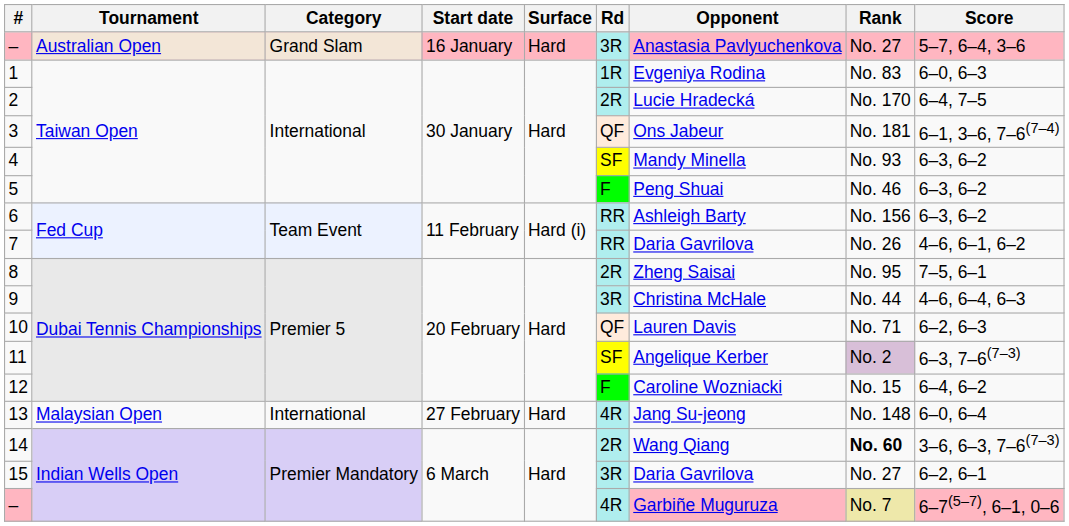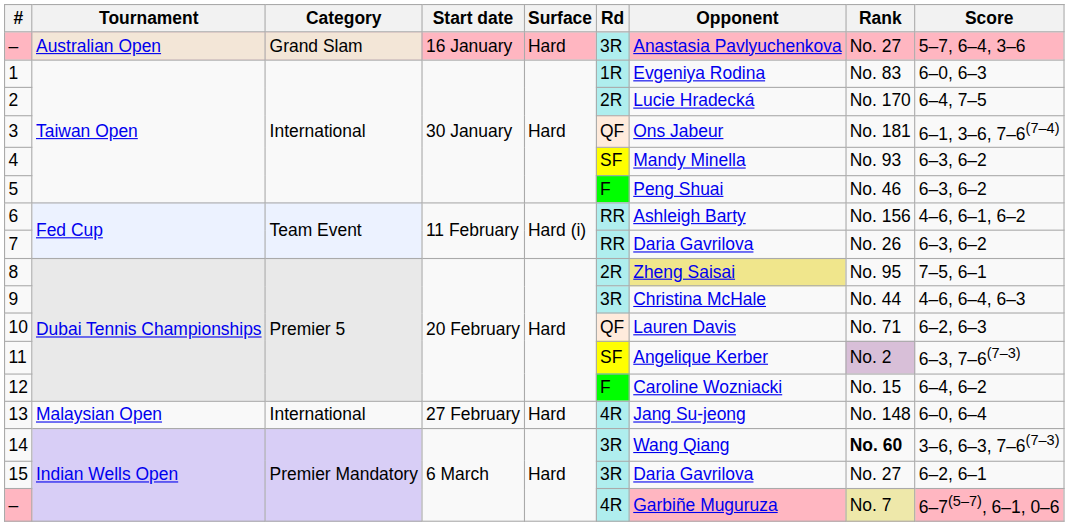(953, 216) 6–3, 6–2 -> (972, 216) 4–6, 6–1, 6–2
(972, 244) 4–6, 6–1, 6–2 -> (953, 244) 6–3, 6–2
(684, 271) no background -> (684, 271) khaki background
(611, 444) 2R -> (611, 444) 3R
